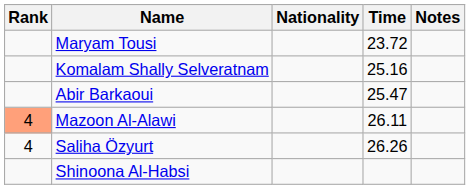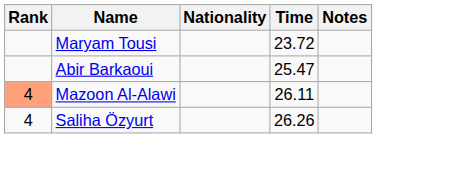- row: (162, 69)
- row: (122, 172)
